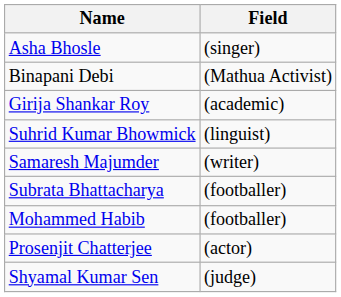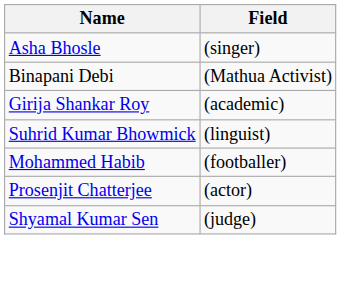- row: (84, 162)
- row: (86, 190)
